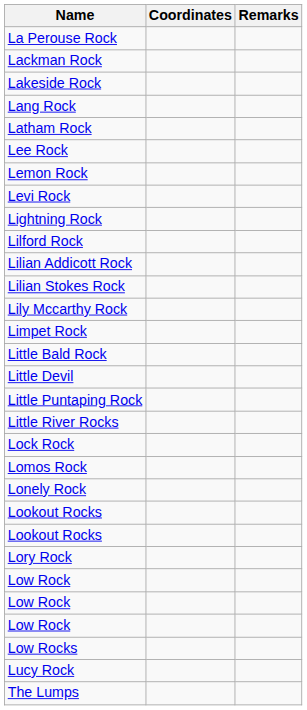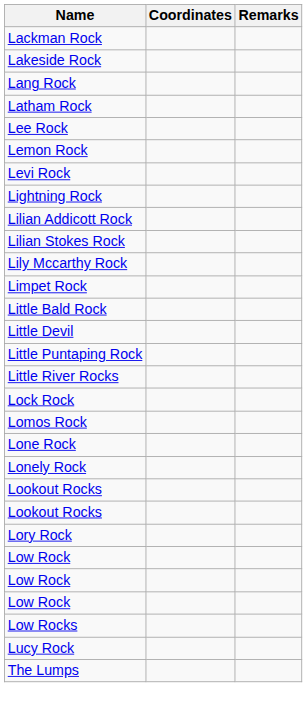- row: (62, 38)
- row: (45, 241)
+ row: (42, 444)
